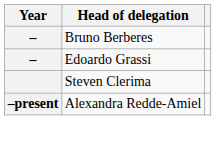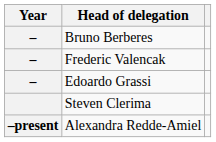+ row: (115, 59)
